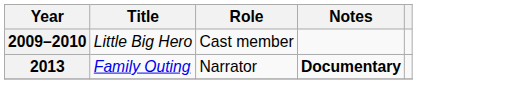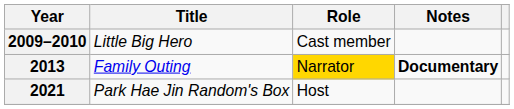(228, 66) no background -> (325, 66) gold background
+ row: (47, 91)
